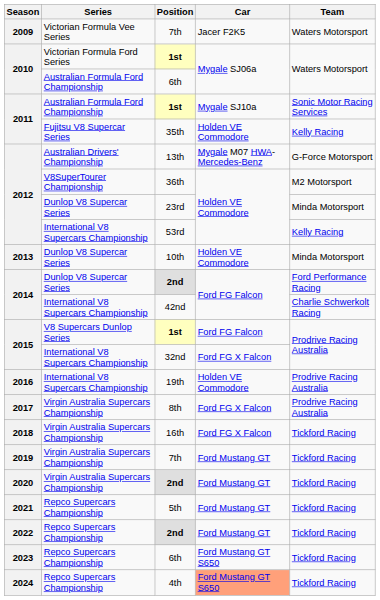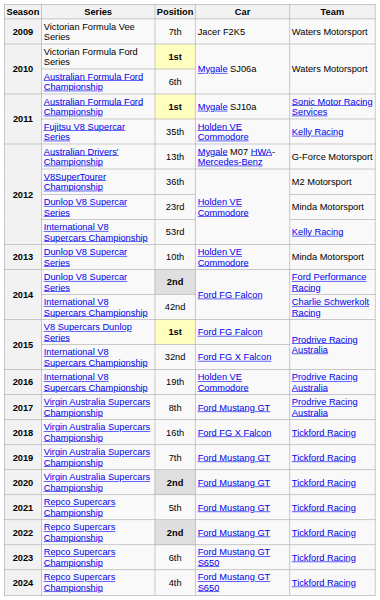(234, 407) Ford FG X Falcon -> (234, 407) Ford Mustang GT
(234, 583) lightsalmon background -> (234, 583) no background
